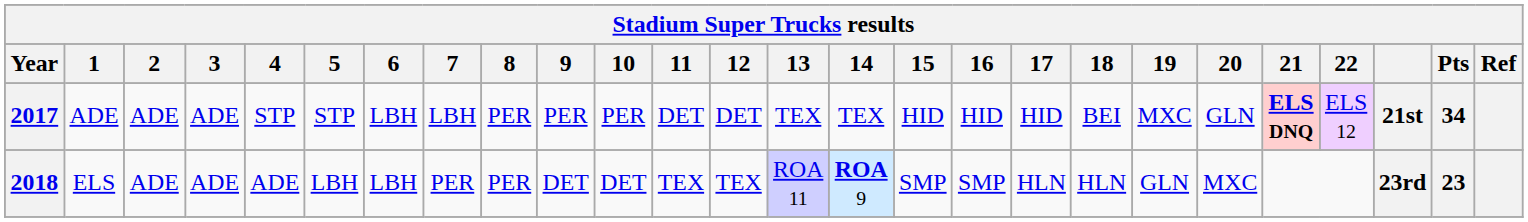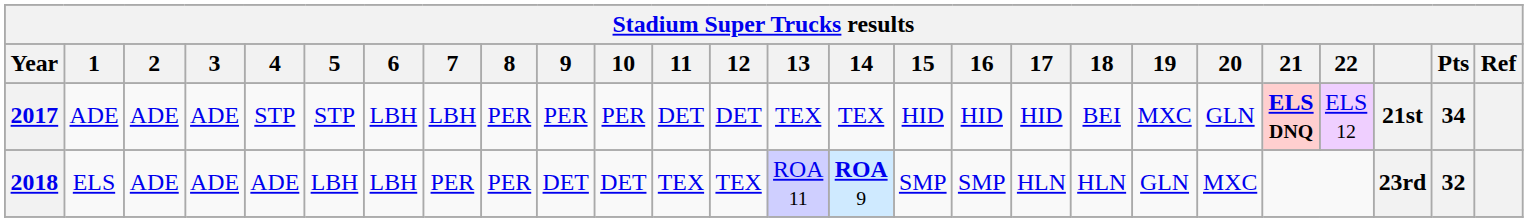(1453, 183) 23 -> (1453, 183) 32
